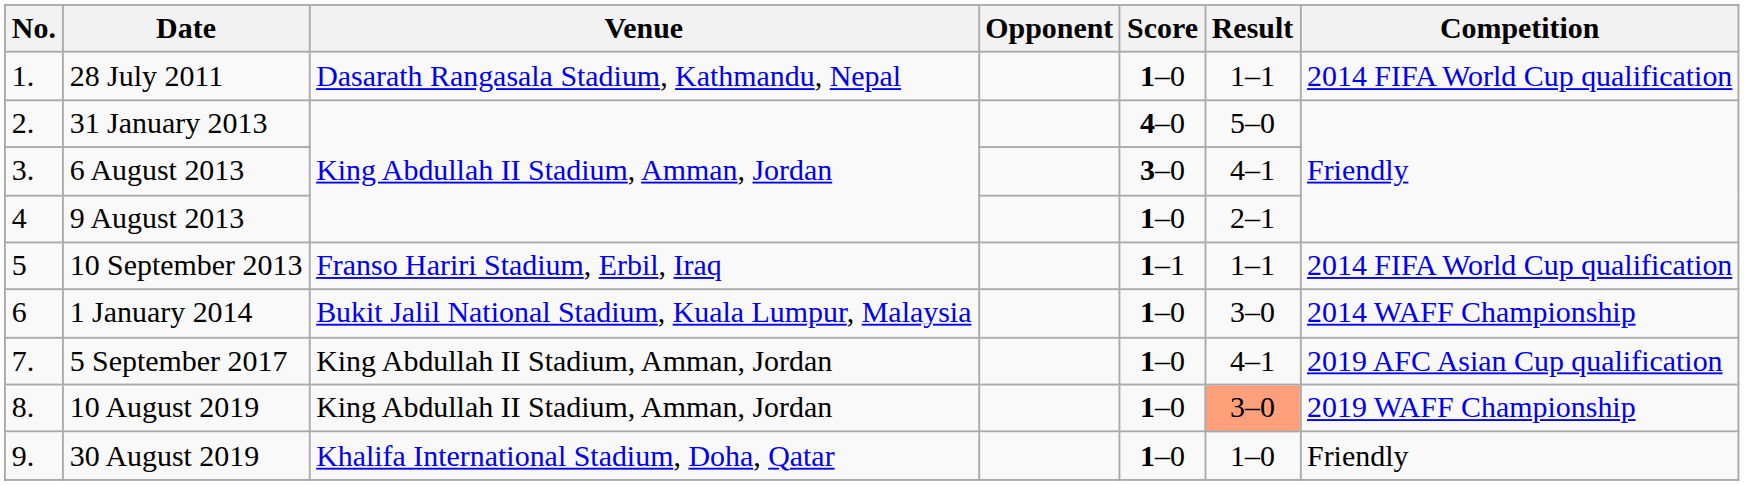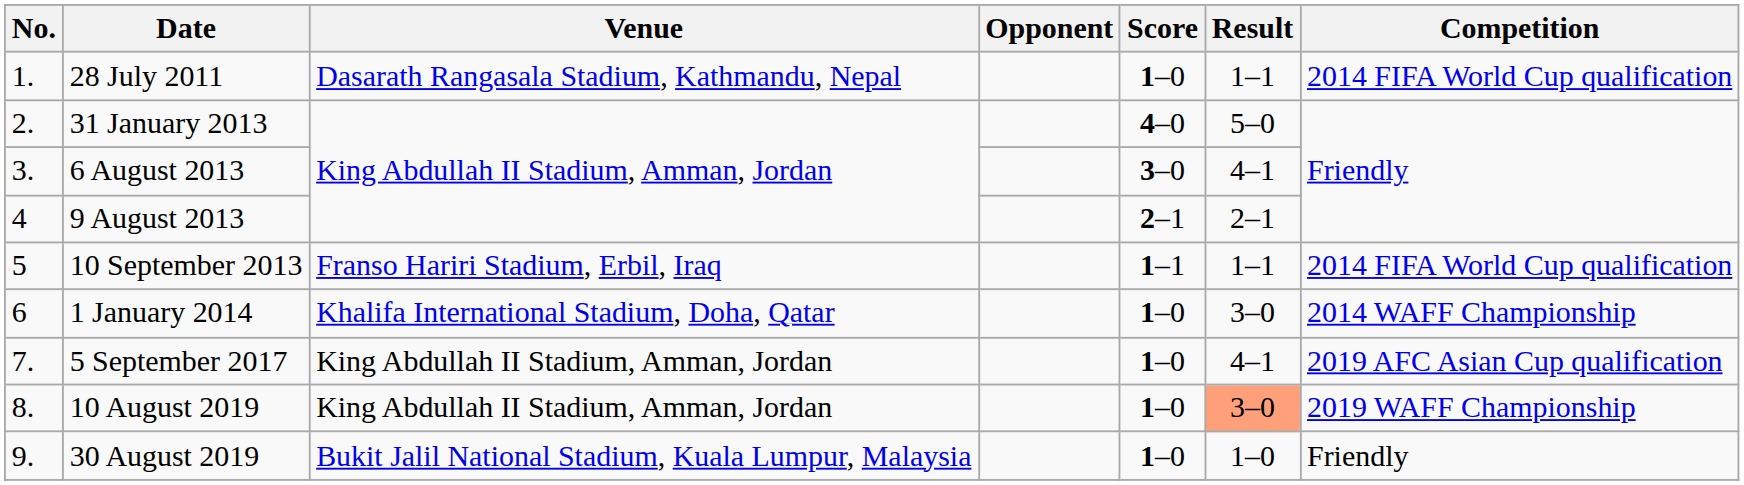(1162, 218) 1–0 -> (1162, 218) 2–1
(644, 312) Bukit Jalil National Stadium, Kuala Lumpur, Malaysia -> (575, 312) Khalifa International Stadium, Doha, Qatar
(575, 455) Khalifa International Stadium, Doha, Qatar -> (644, 455) Bukit Jalil National Stadium, Kuala Lumpur, Malaysia
